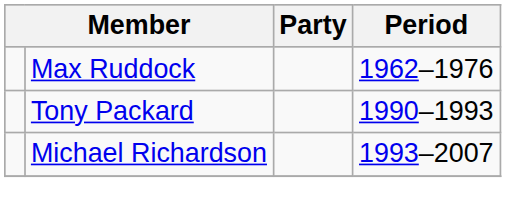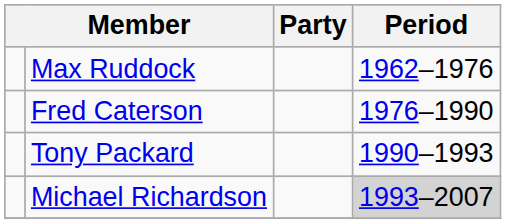+ row: (117, 111)
(426, 153) no background -> (426, 196) lightgrey background
